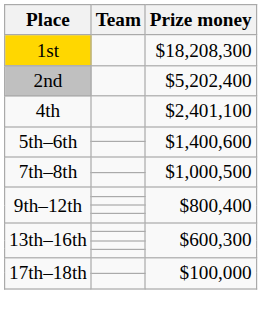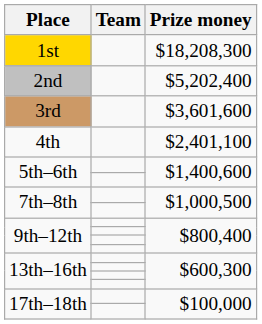+ row: (48, 111)
